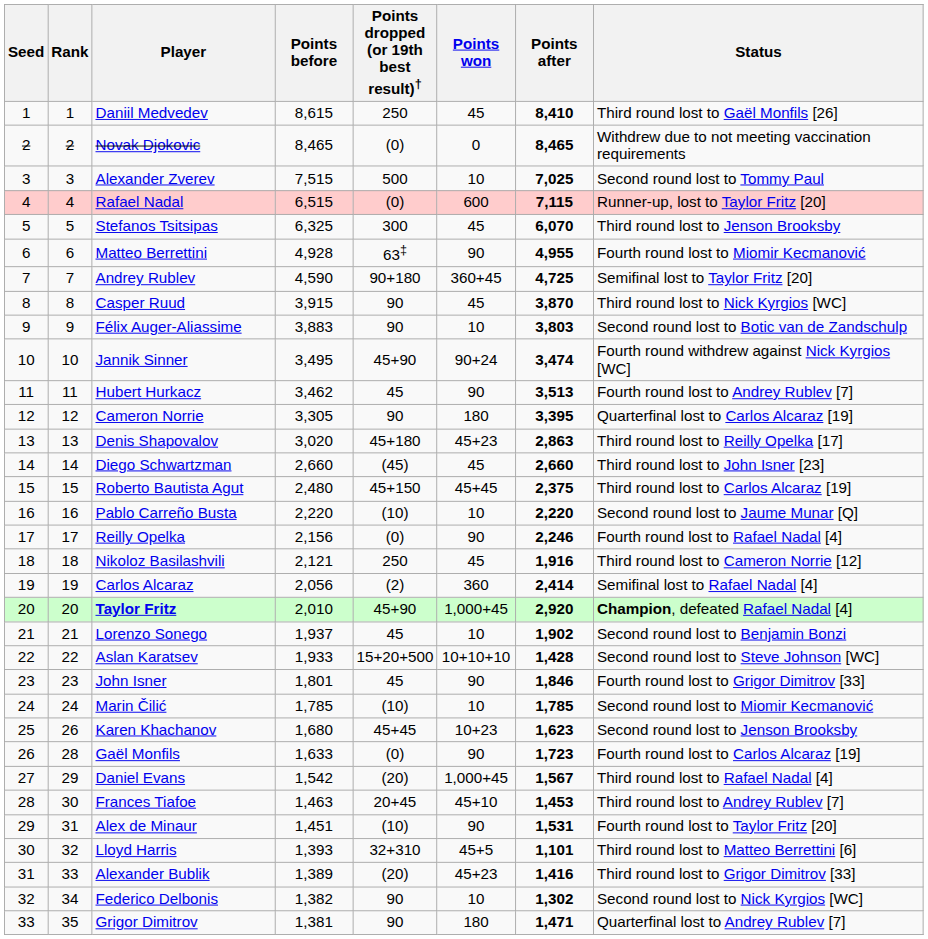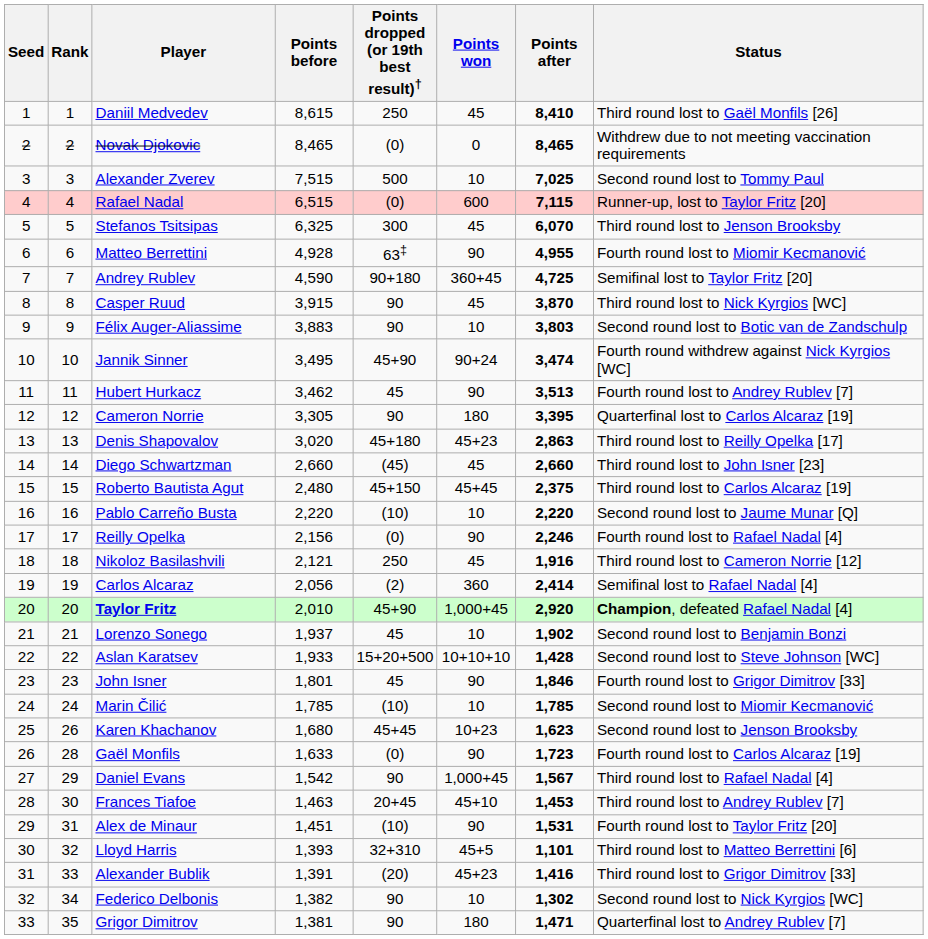(395, 778) (20) -> (395, 778) 90
(314, 874) 1,389 -> (314, 874) 1,391
